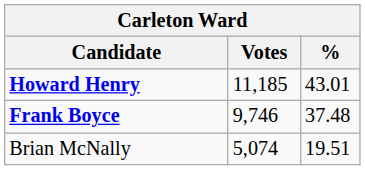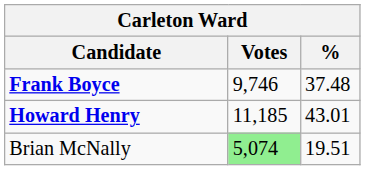rows swapped: (75, 84) <-> (64, 116)
(255, 148) no background -> (255, 148) lightgreen background
